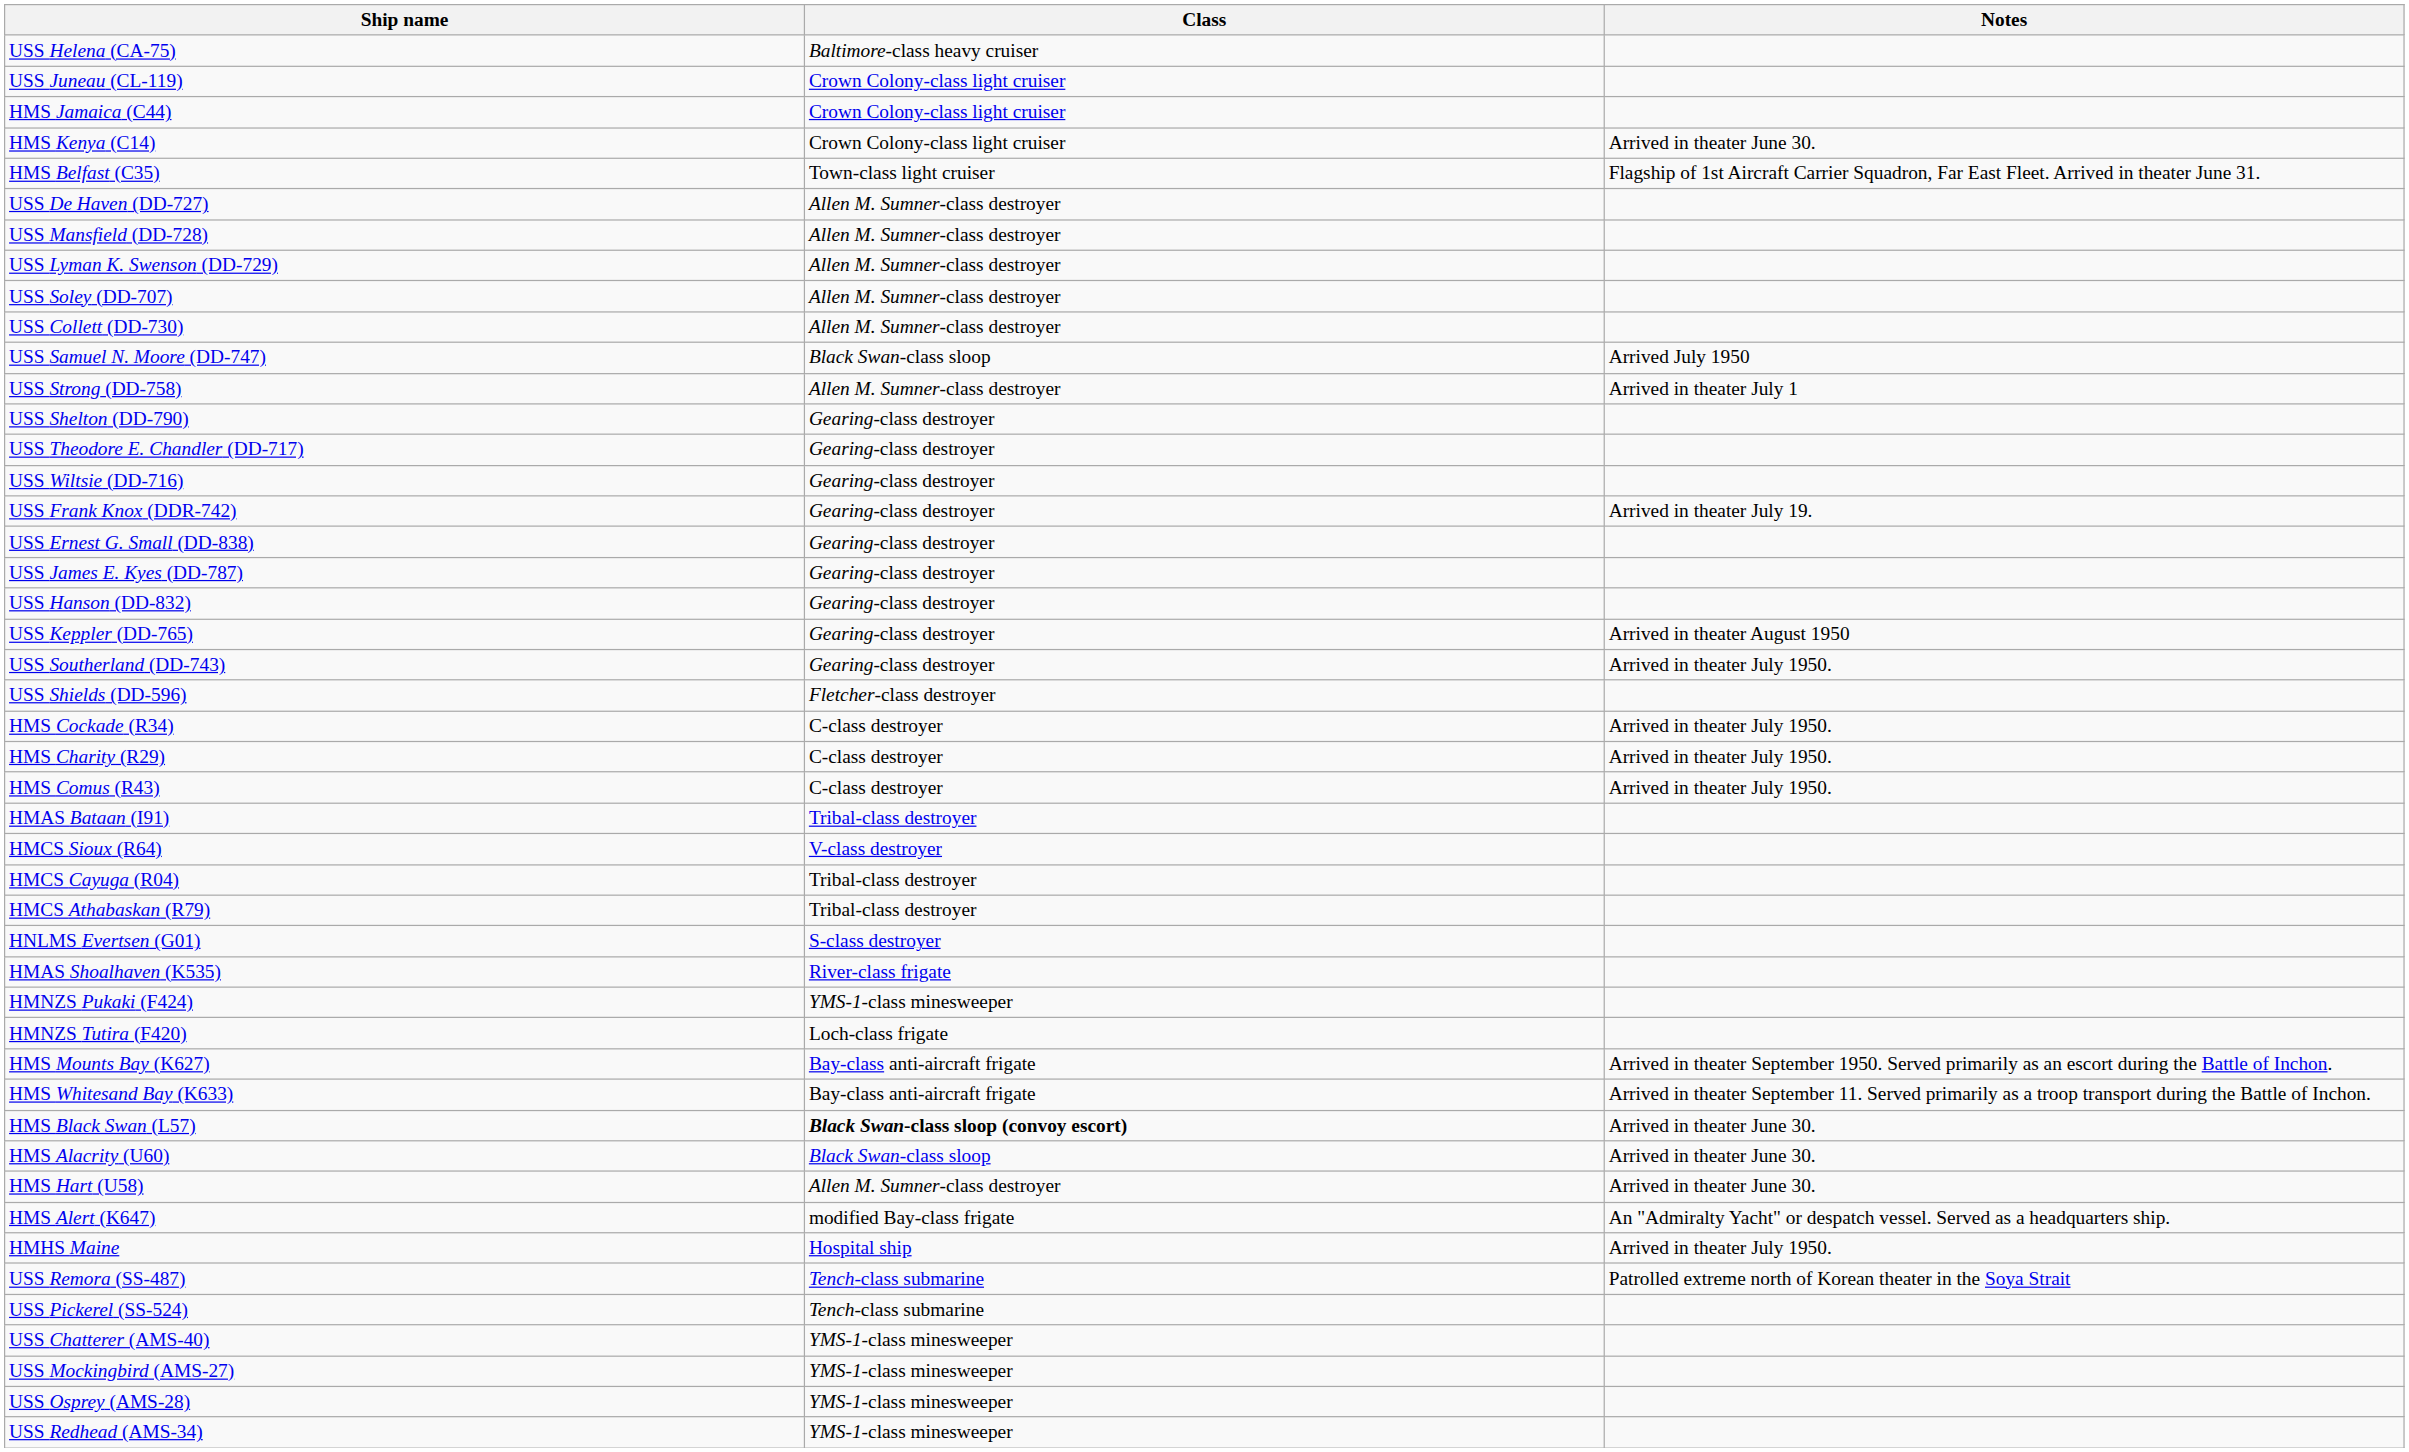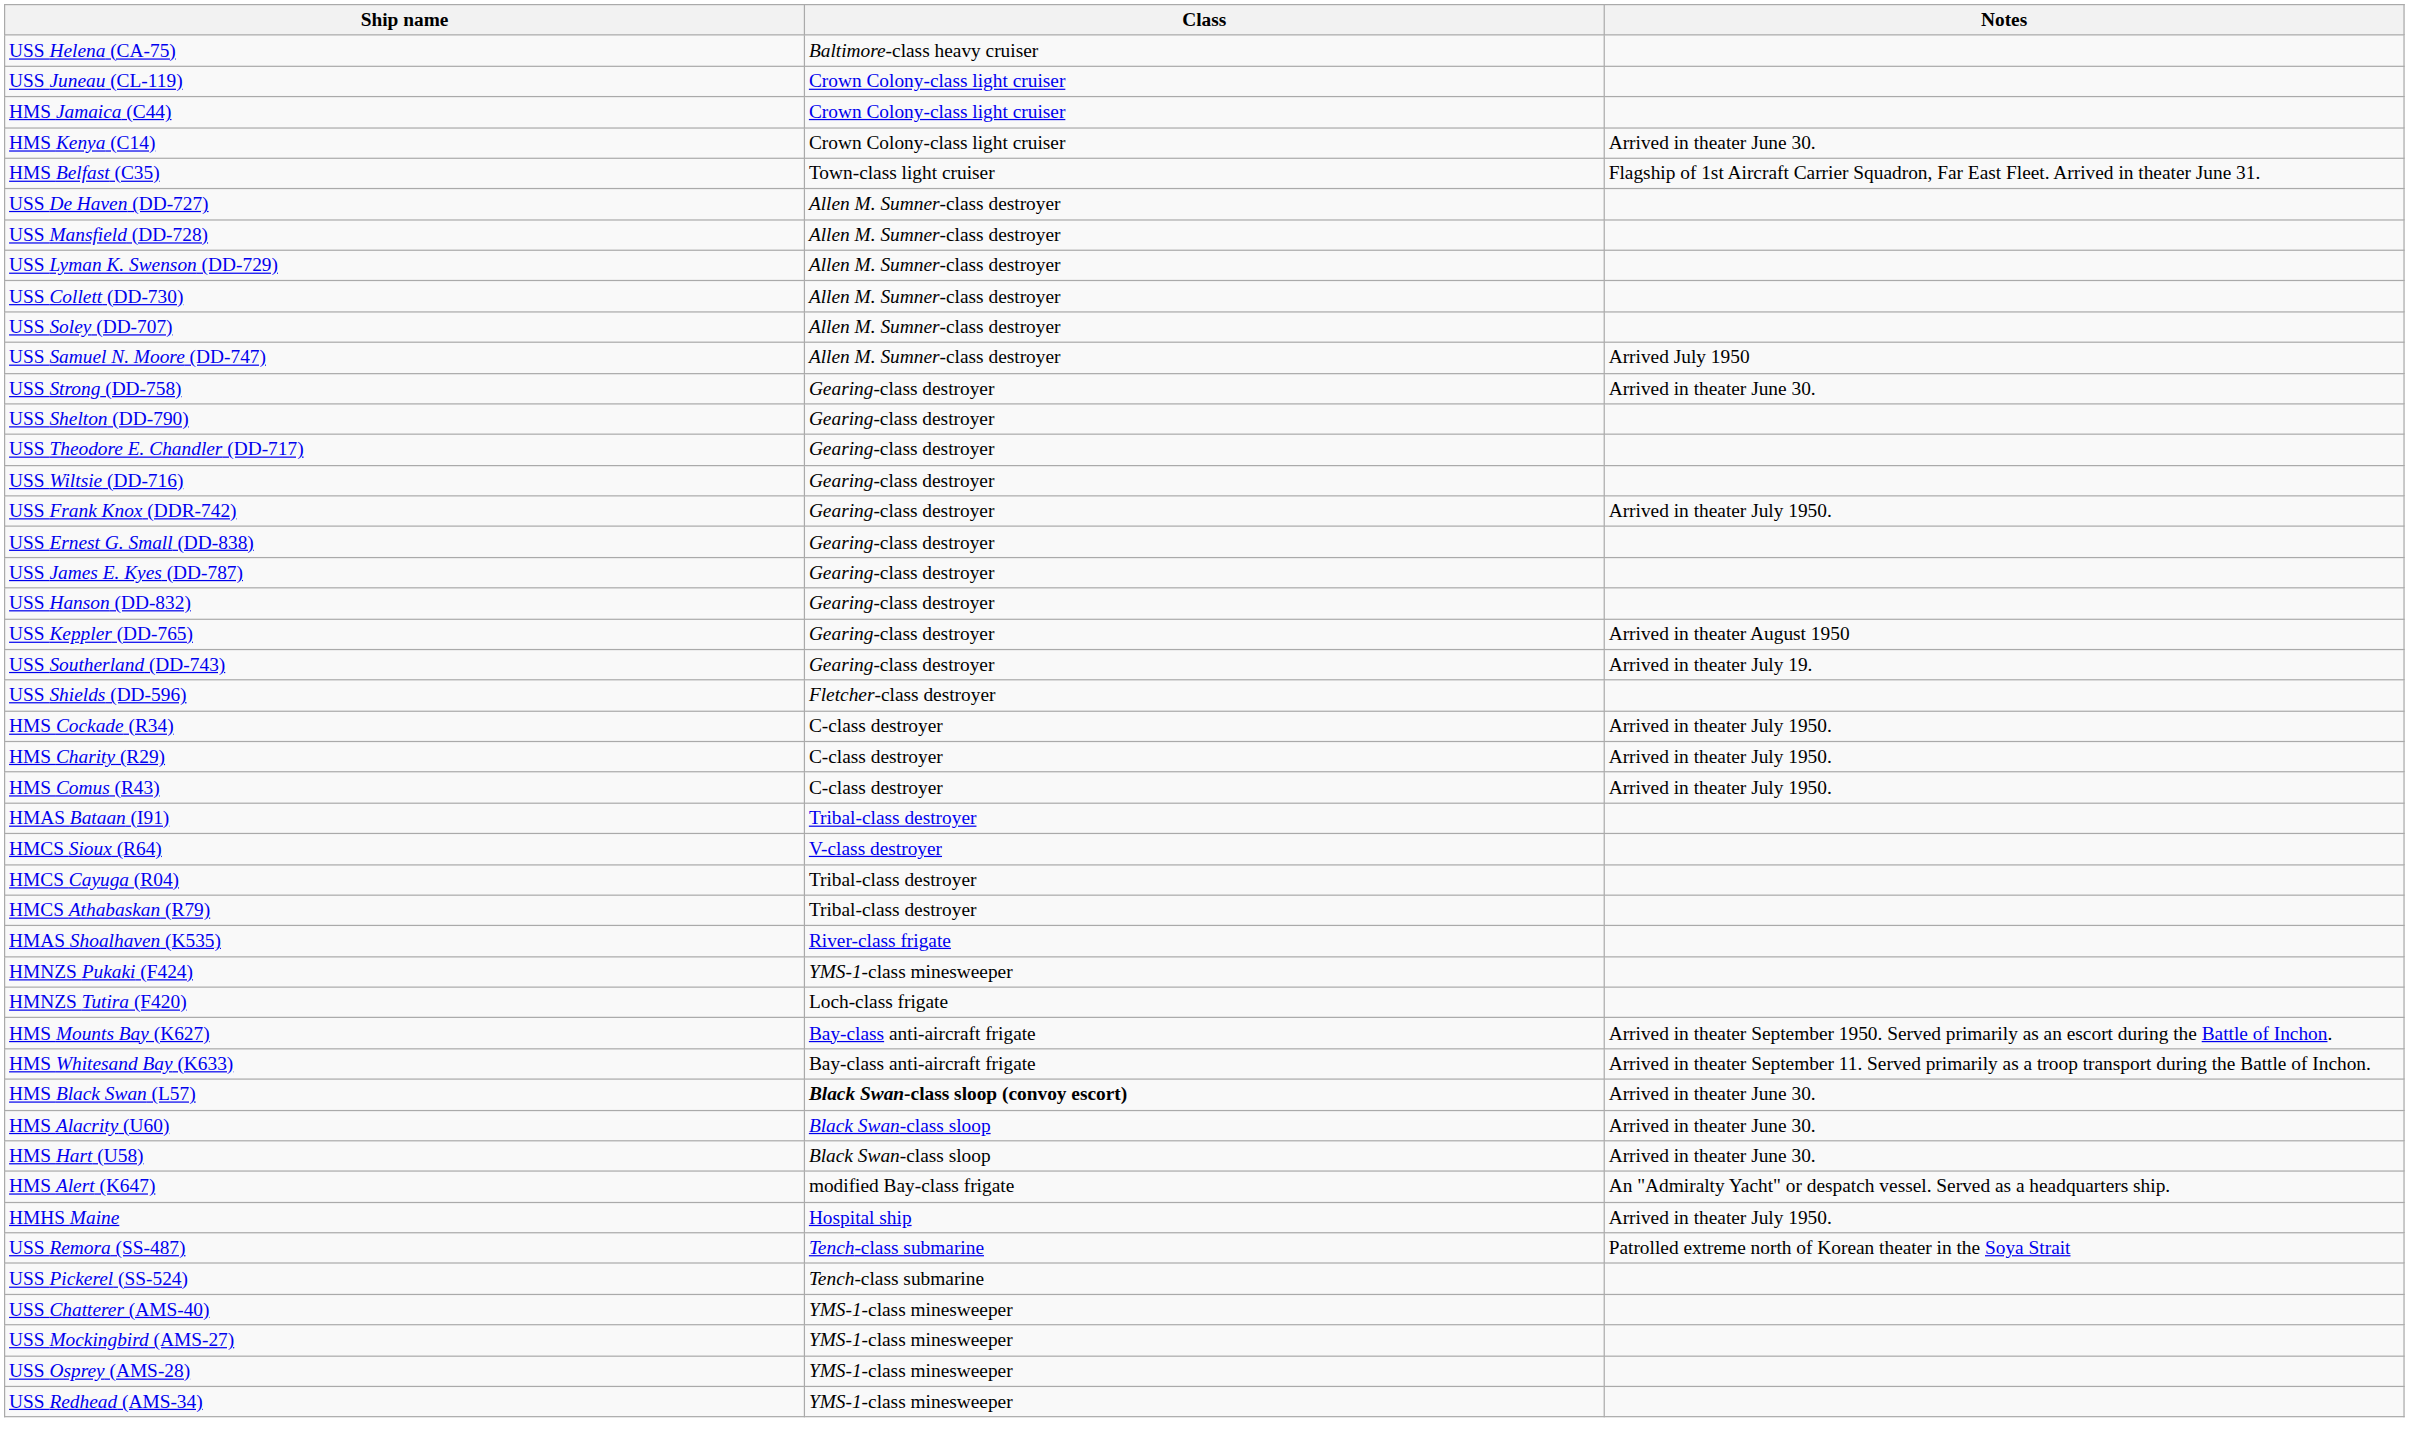rows swapped: (91, 296) <-> (96, 326)
(900, 357) Black Swan-class sloop -> (935, 357) Allen M. Sumner-class destroyer
(935, 388) Allen M. Sumner-class destroyer -> (902, 388) Gearing-class destroyer
(1703, 388) Arrived in theater July 1 -> (1712, 388) Arrived in theater June 30.
(1711, 511) Arrived in theater July 19. -> (1720, 511) Arrived in theater July 1950.
(1720, 664) Arrived in theater July 1950. -> (1711, 664) Arrived in theater July 19.
- row: (105, 940)
(935, 1186) Allen M. Sumner-class destroyer -> (900, 1155) Black Swan-class sloop
